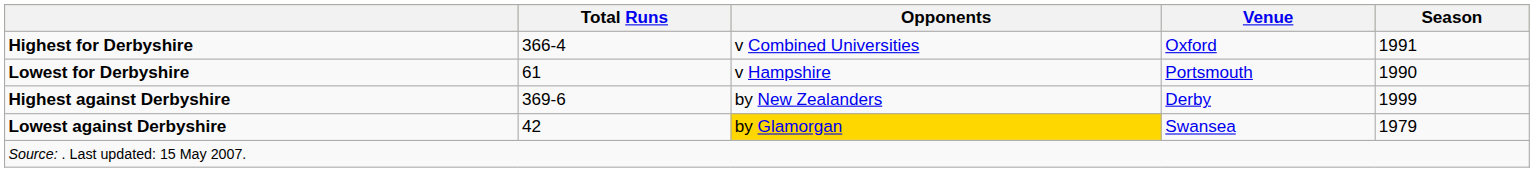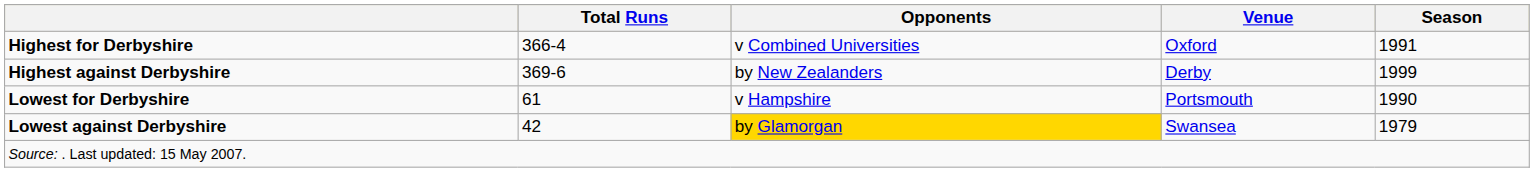rows swapped: (119, 99) <-> (99, 72)
